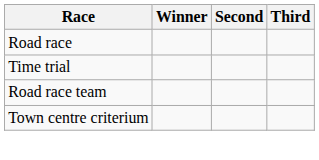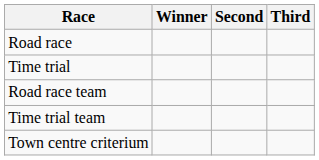+ row: (57, 117)
